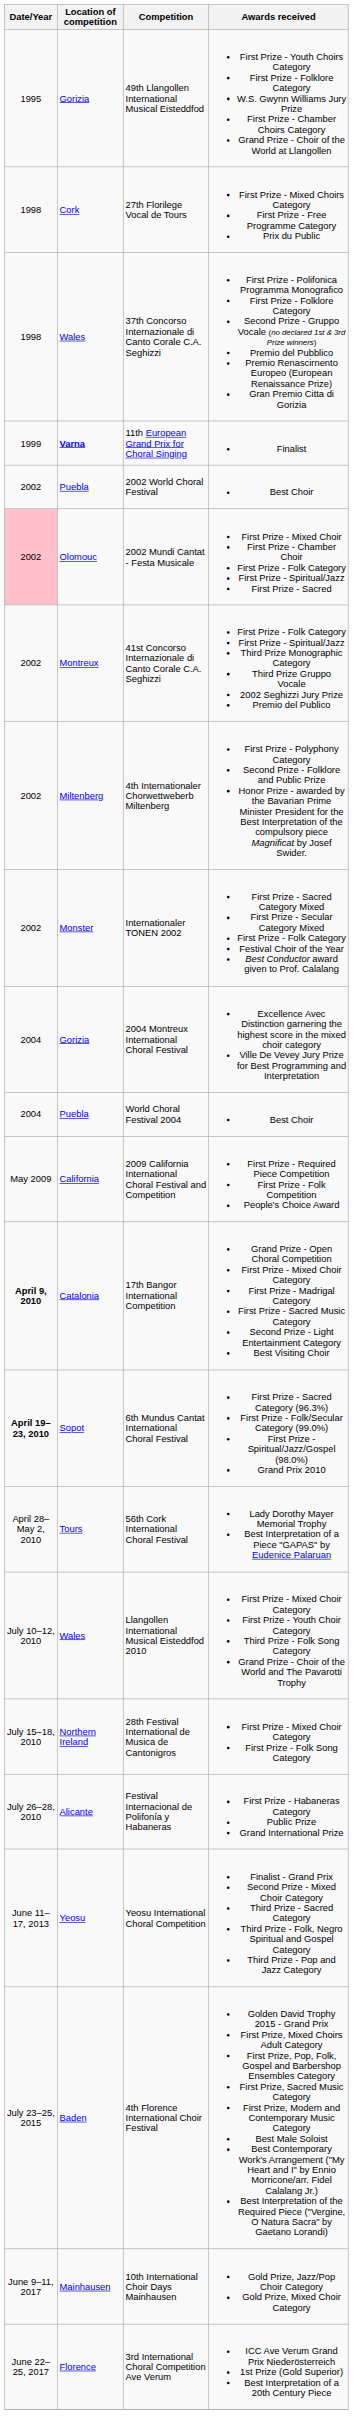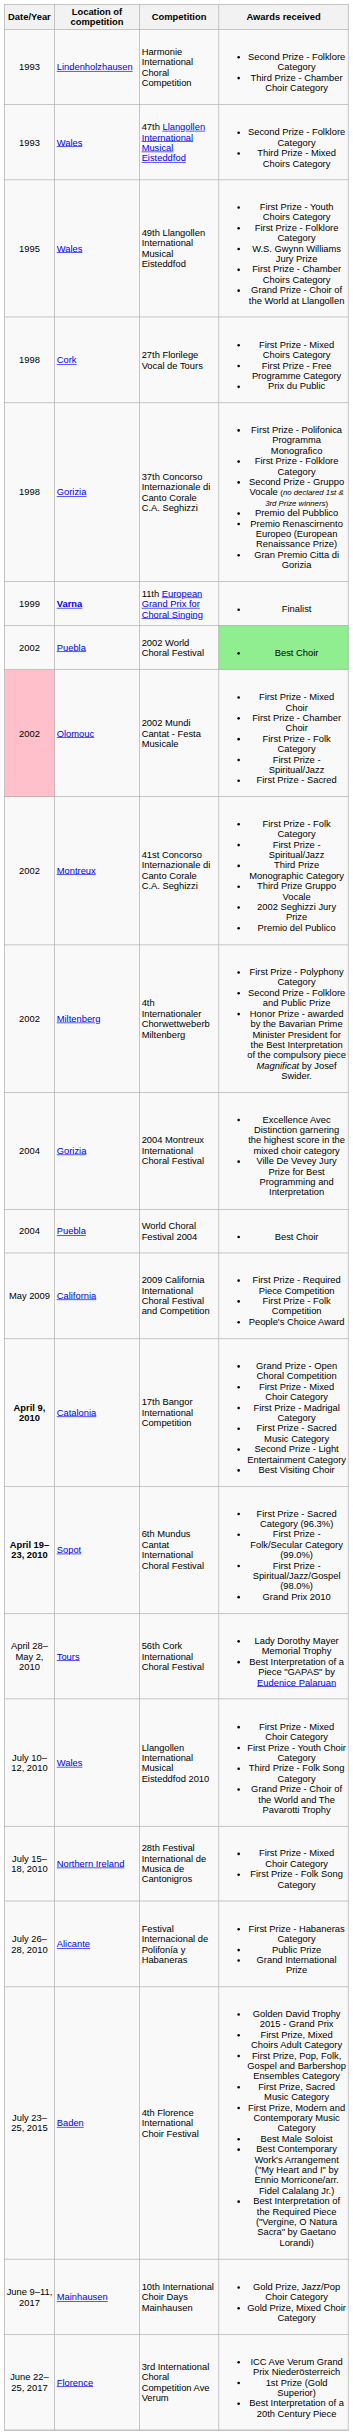+ row: (167, 67)
+ row: (173, 143)
(74, 99) Gorizia -> (70, 249) Wales
(72, 337) Wales -> (72, 493) Gorizia
(279, 493) no background -> (284, 653) lightgreen background
- row: (155, 928)
- row: (166, 1918)
